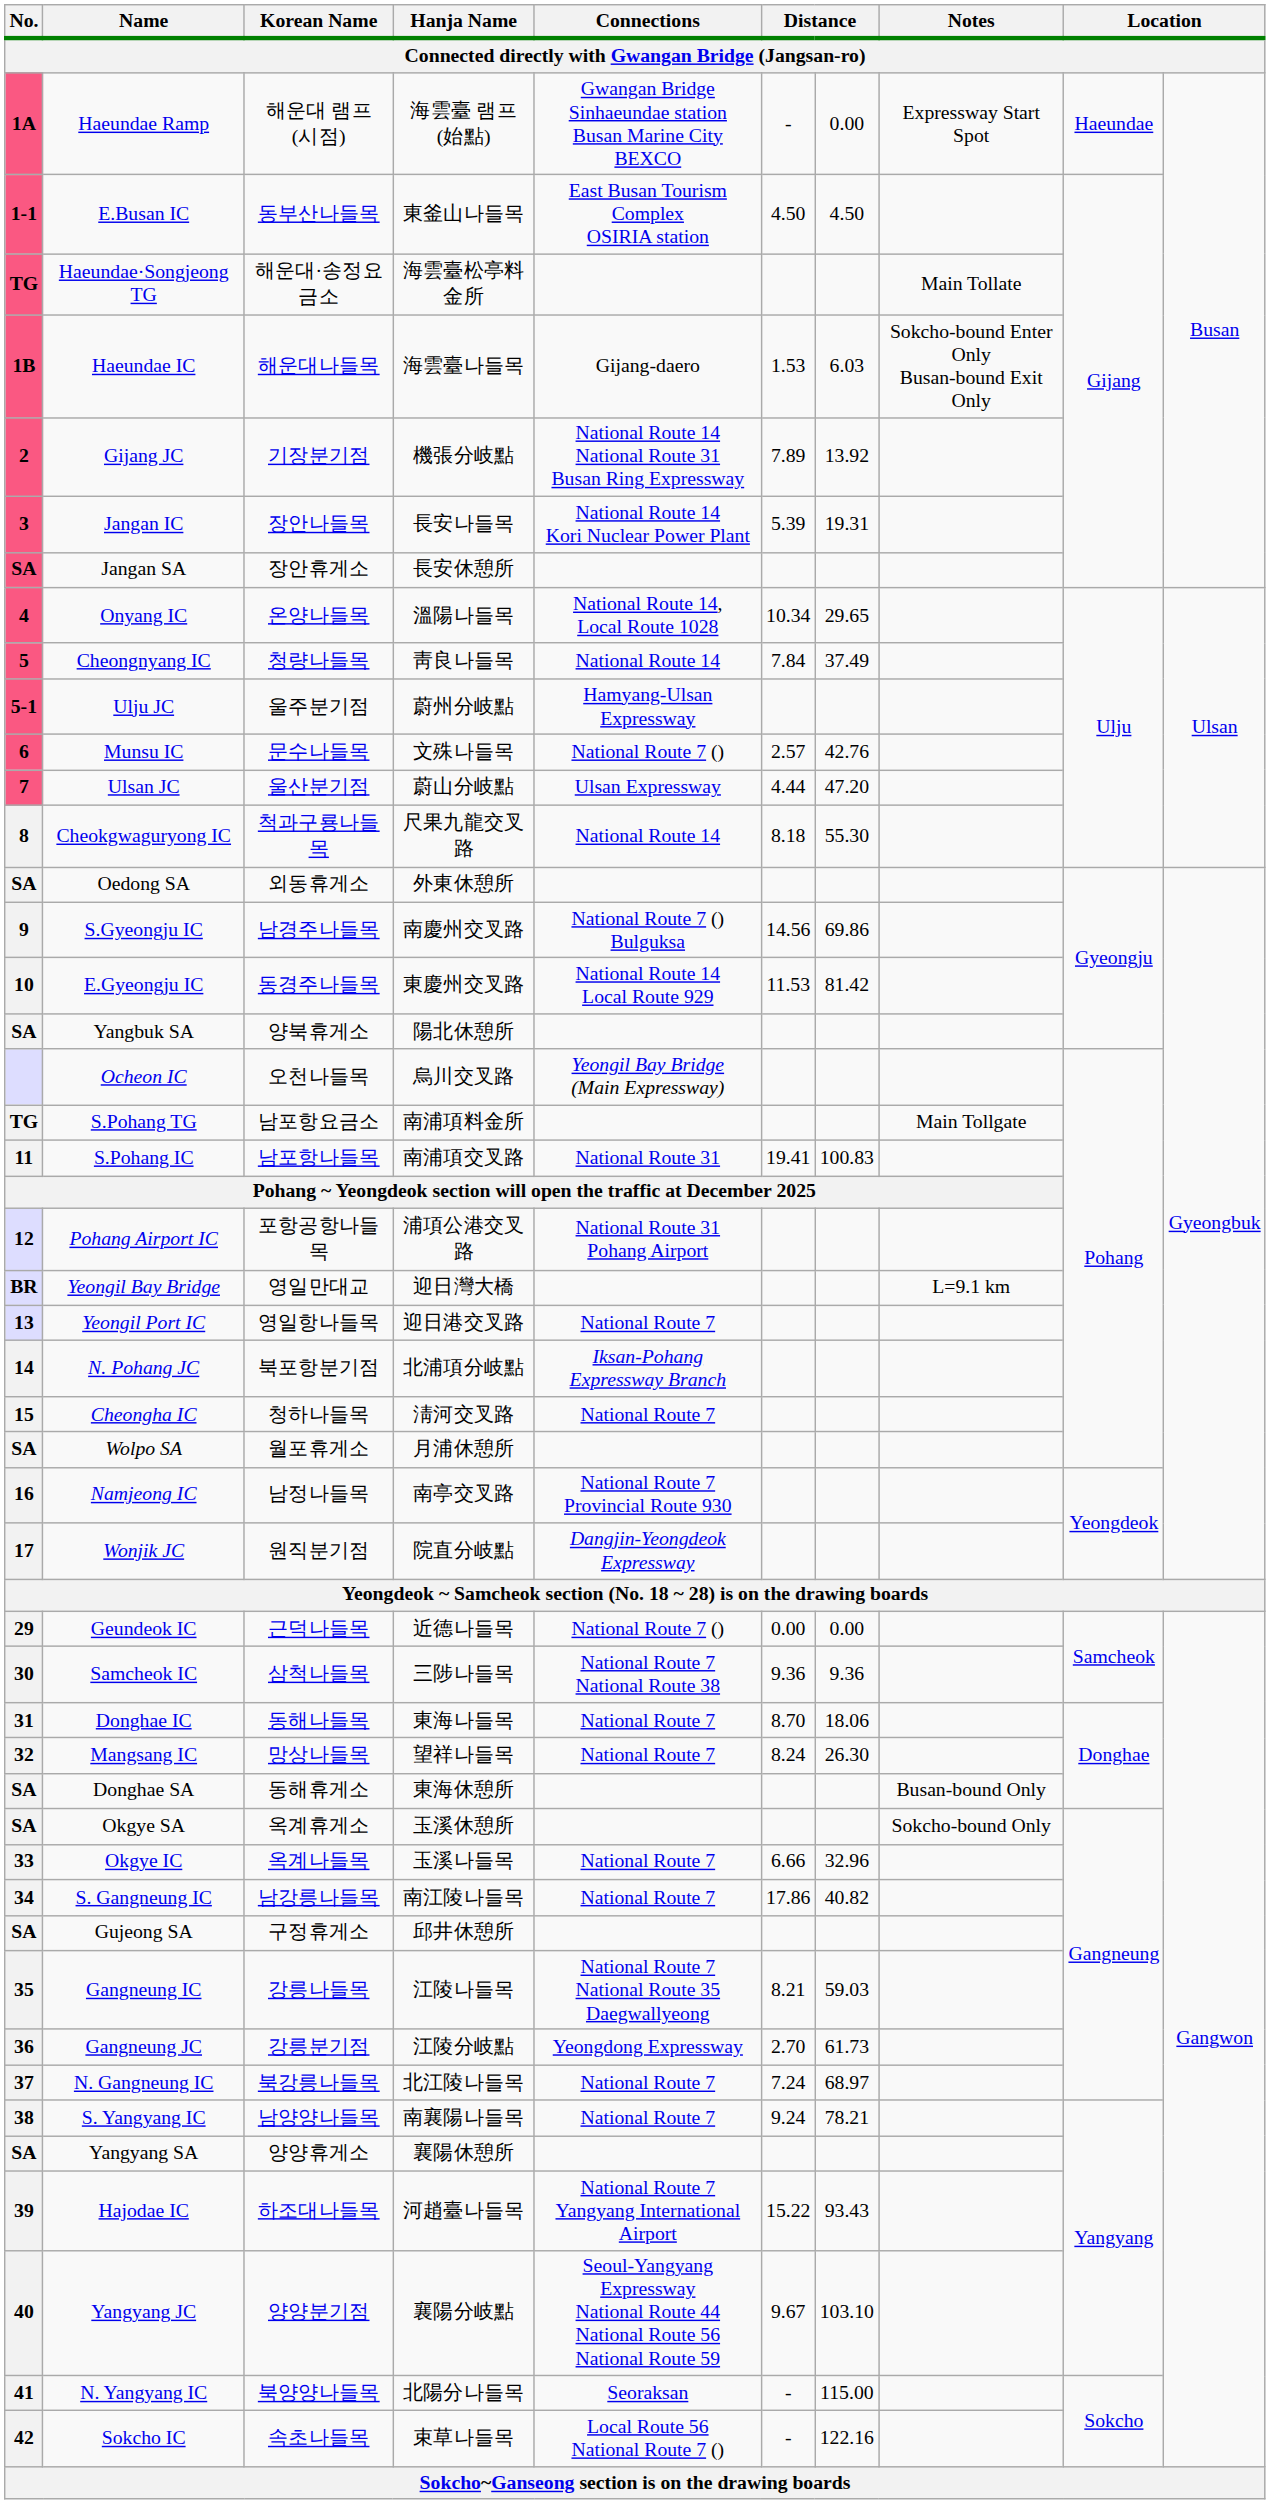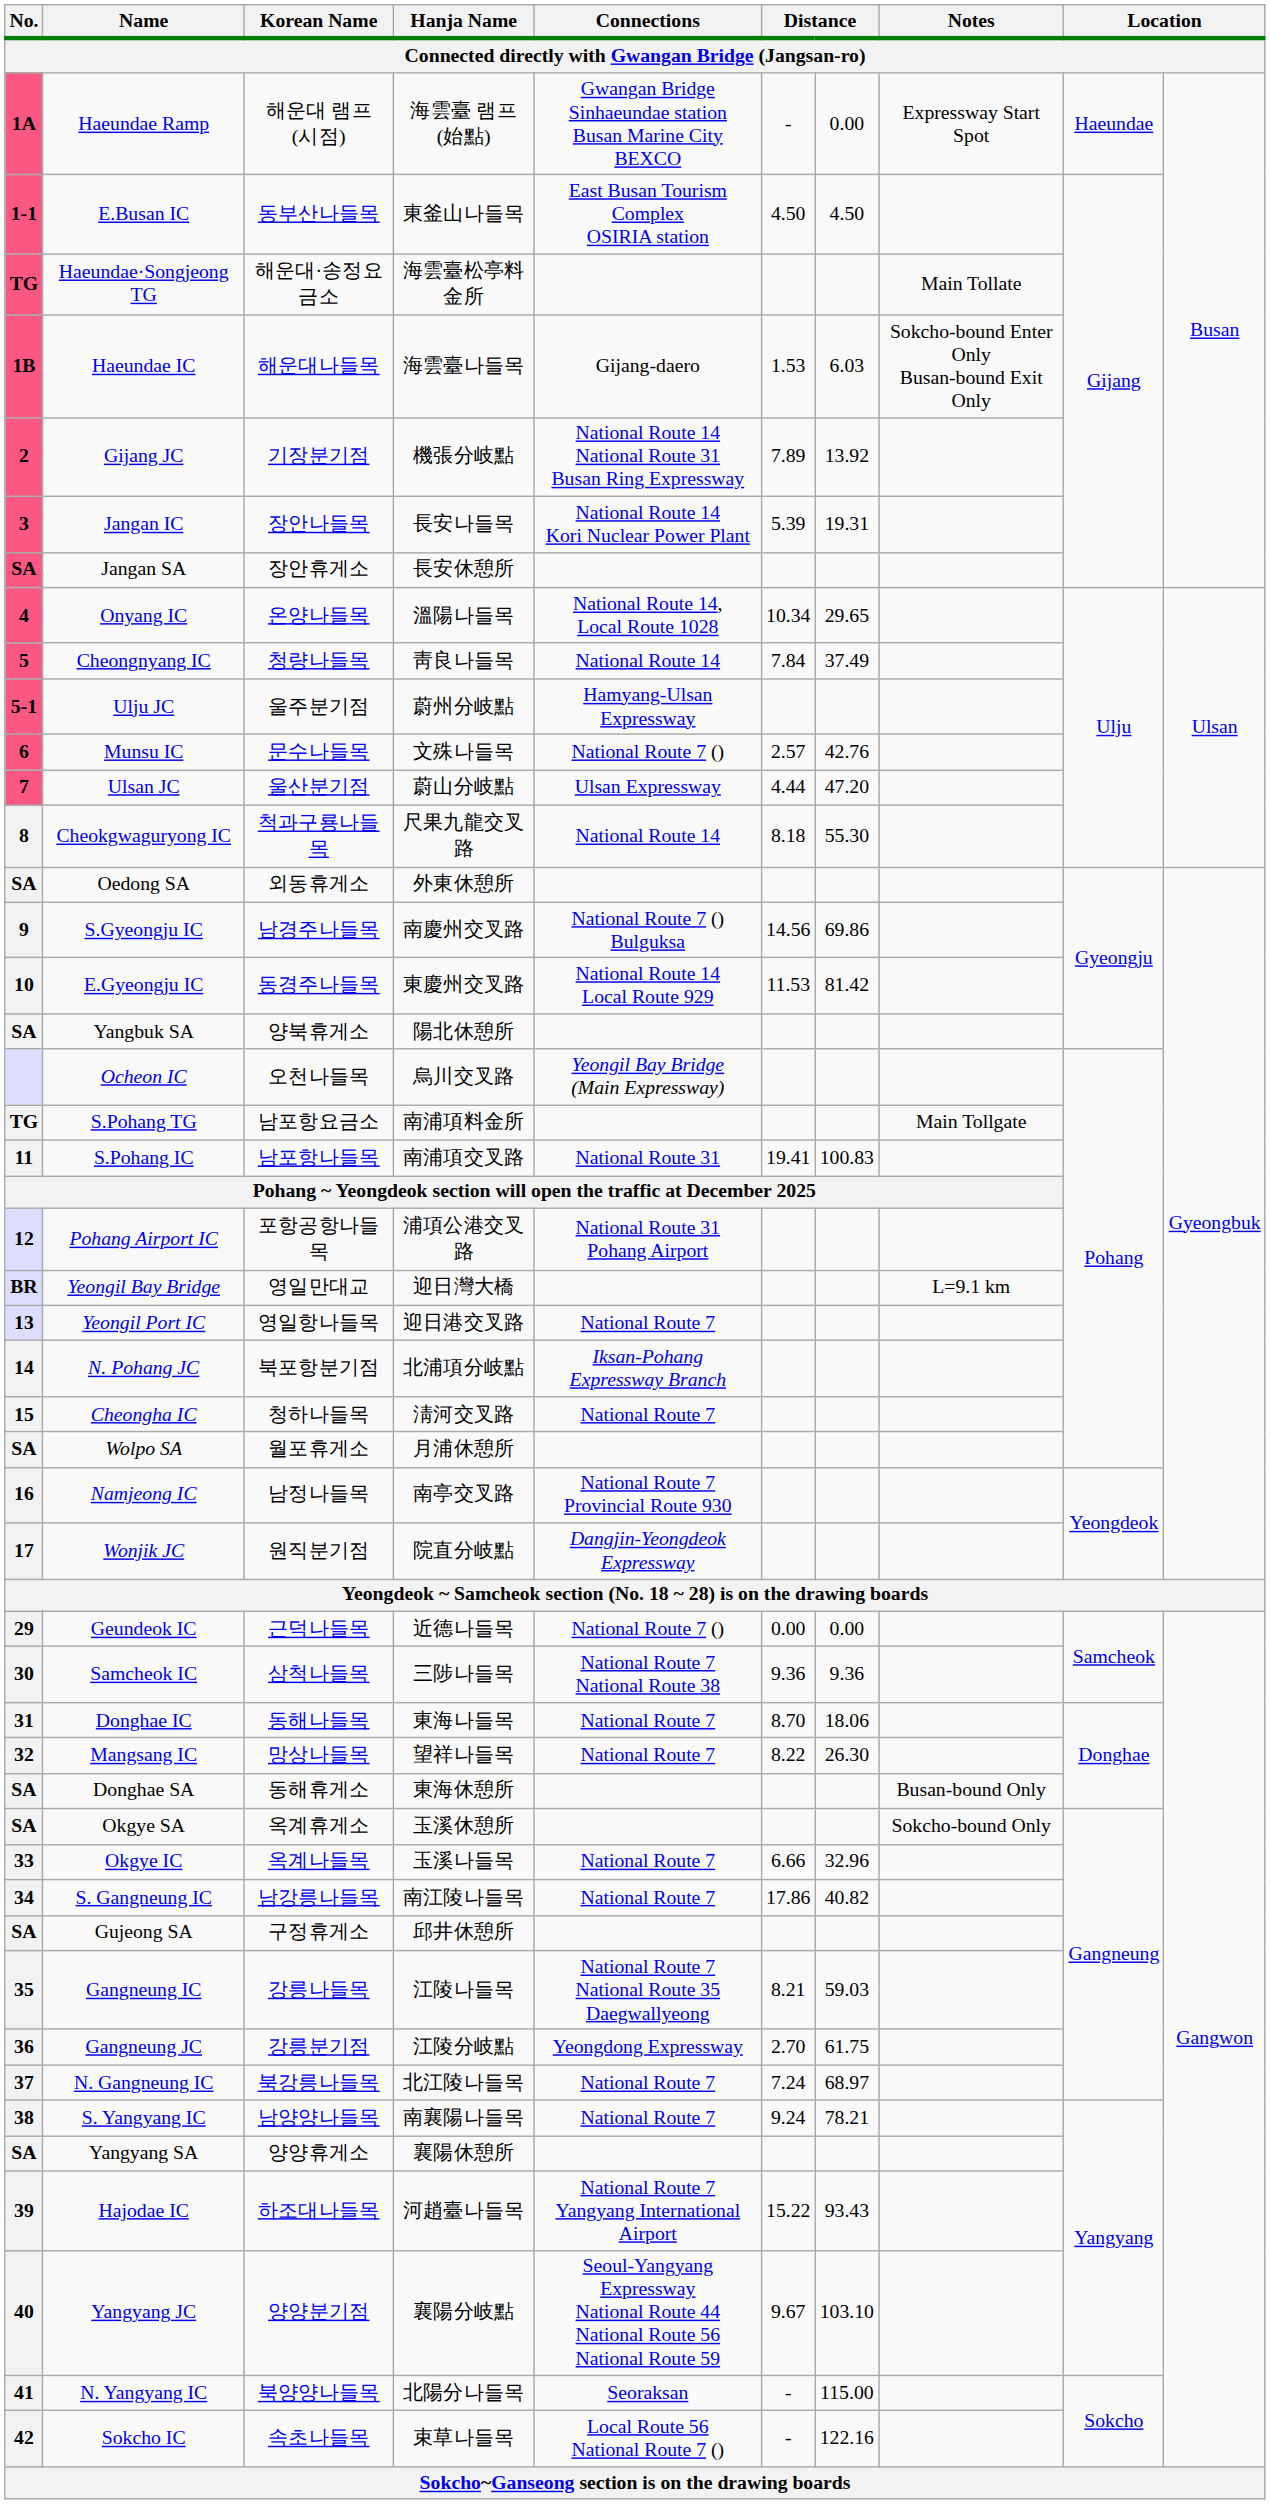(788, 1755) 8.24 -> (788, 1755) 8.22
(847, 2046) 61.73 -> (847, 2046) 61.75
